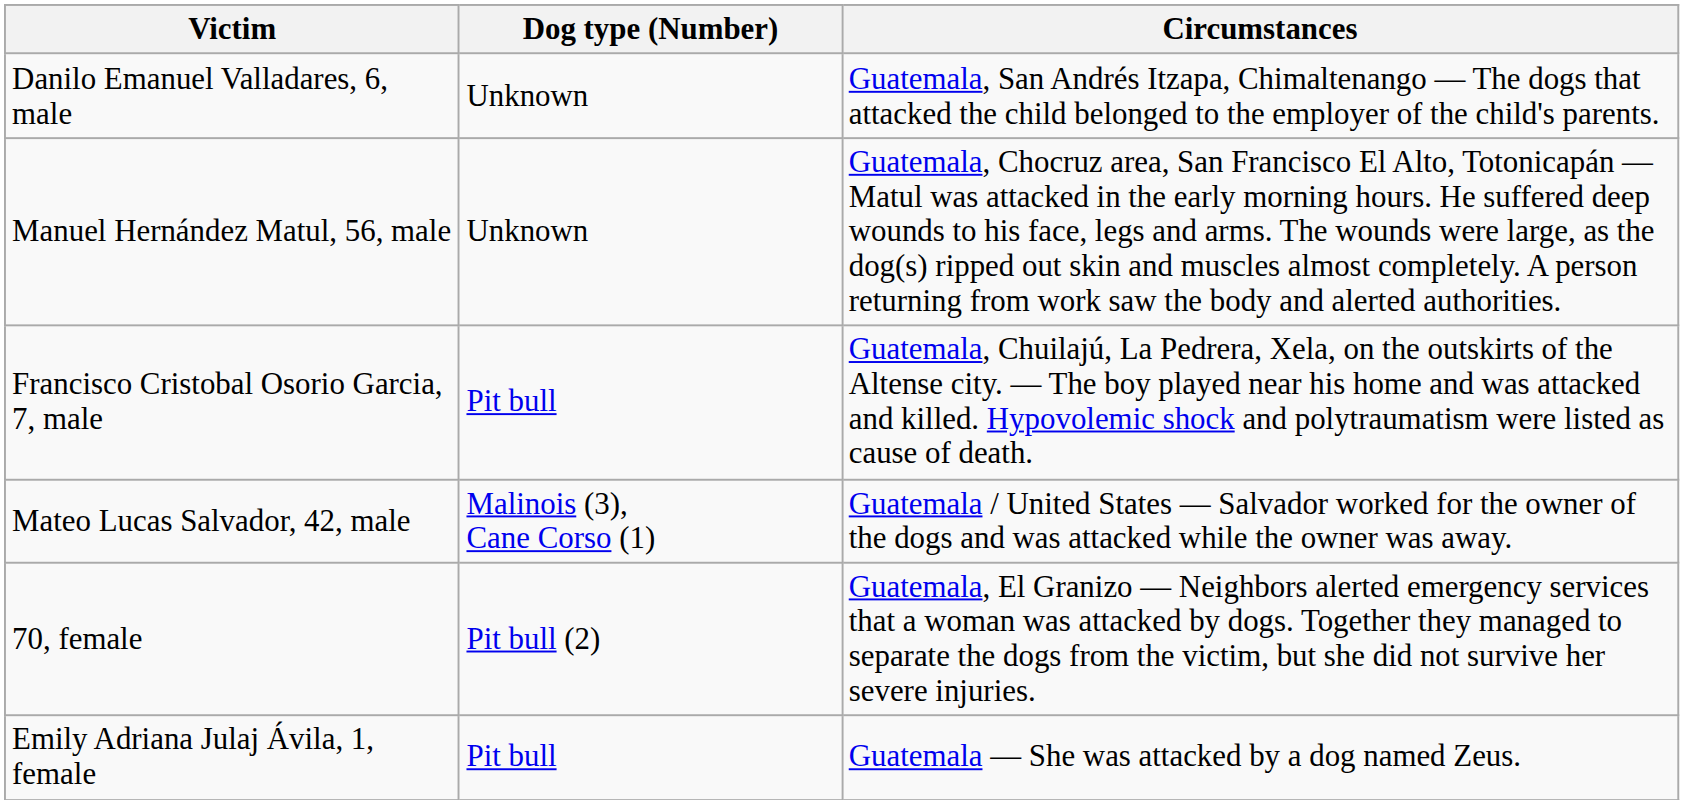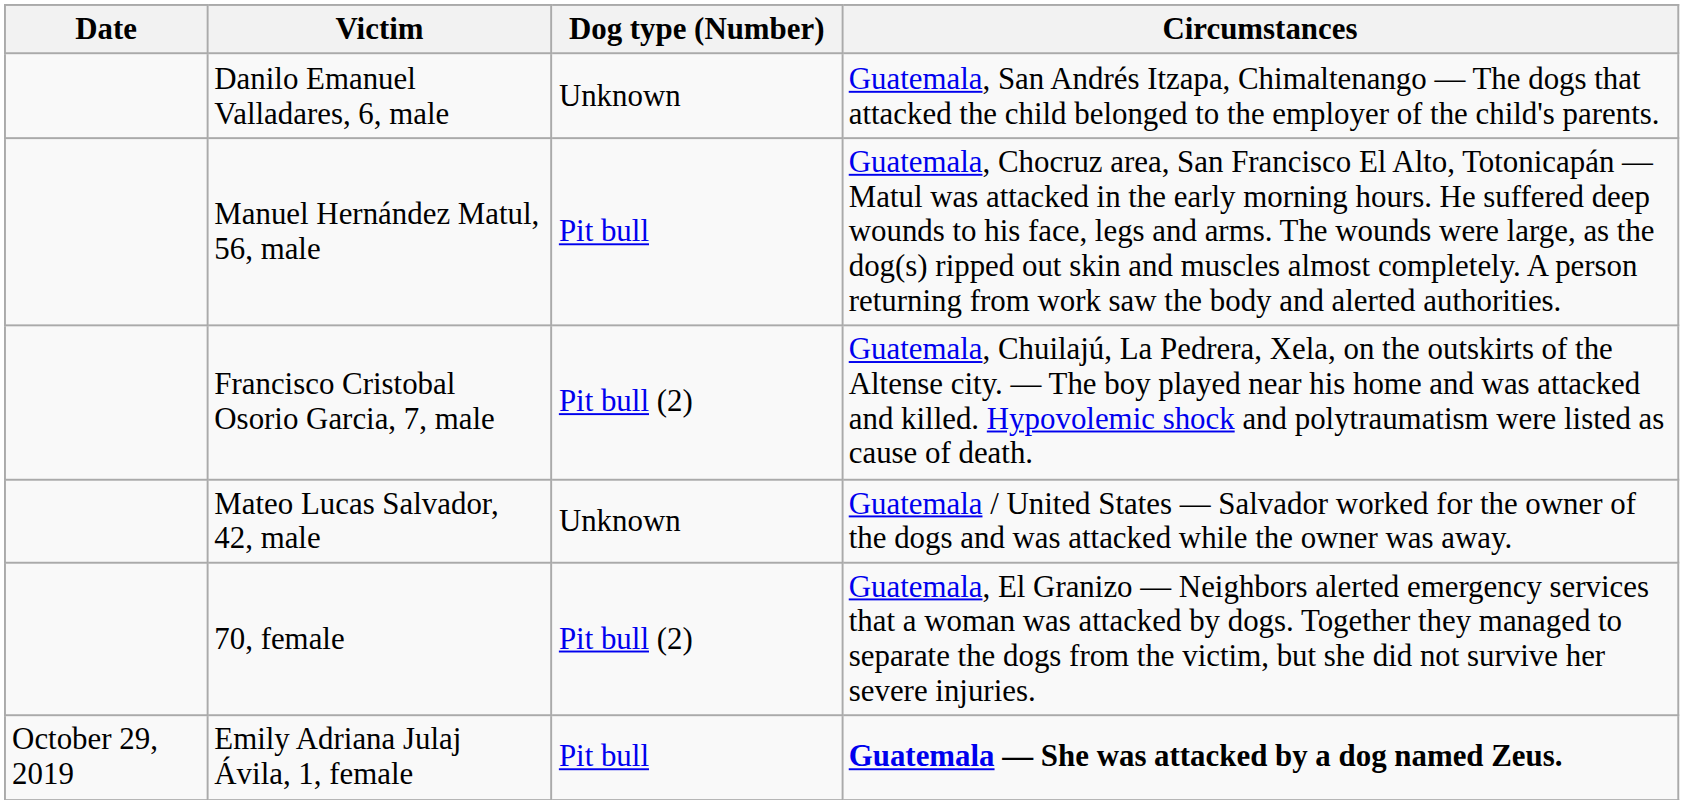+ column: (106, 28)
(527, 231) Unknown -> (604, 231) Pit bull
(512, 401) Pit bull -> (626, 401) Pit bull (2)
(561, 520) Malinois (3), Cane Corso (1) -> (620, 520) Unknown
(1185, 757) normal -> (1206, 757) bold
